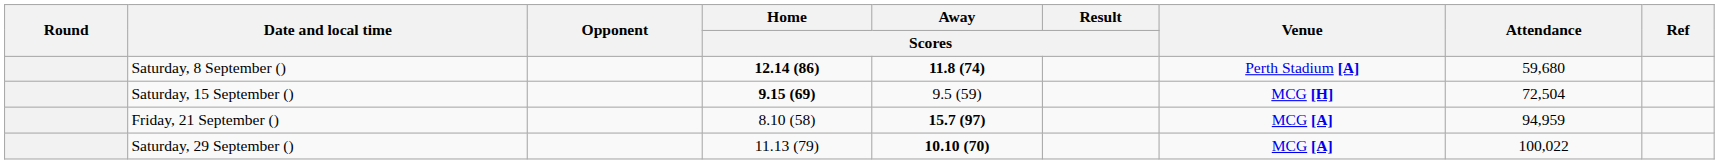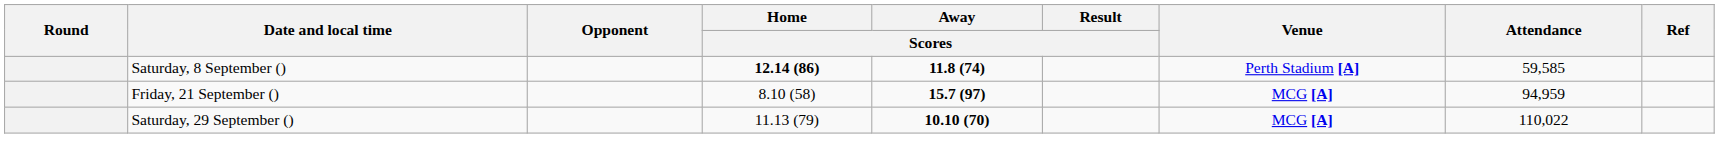(1544, 69) 59,680 -> (1544, 69) 59,585
- row: (213, 94)
(1544, 145) 100,022 -> (1544, 120) 110,022
